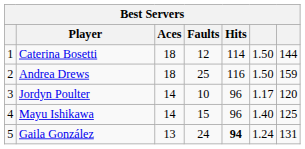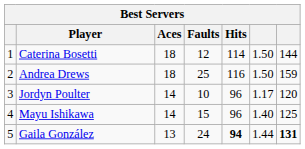(263, 134) 1.24 -> (263, 134) 1.44
(288, 134) normal -> (288, 134) bold
